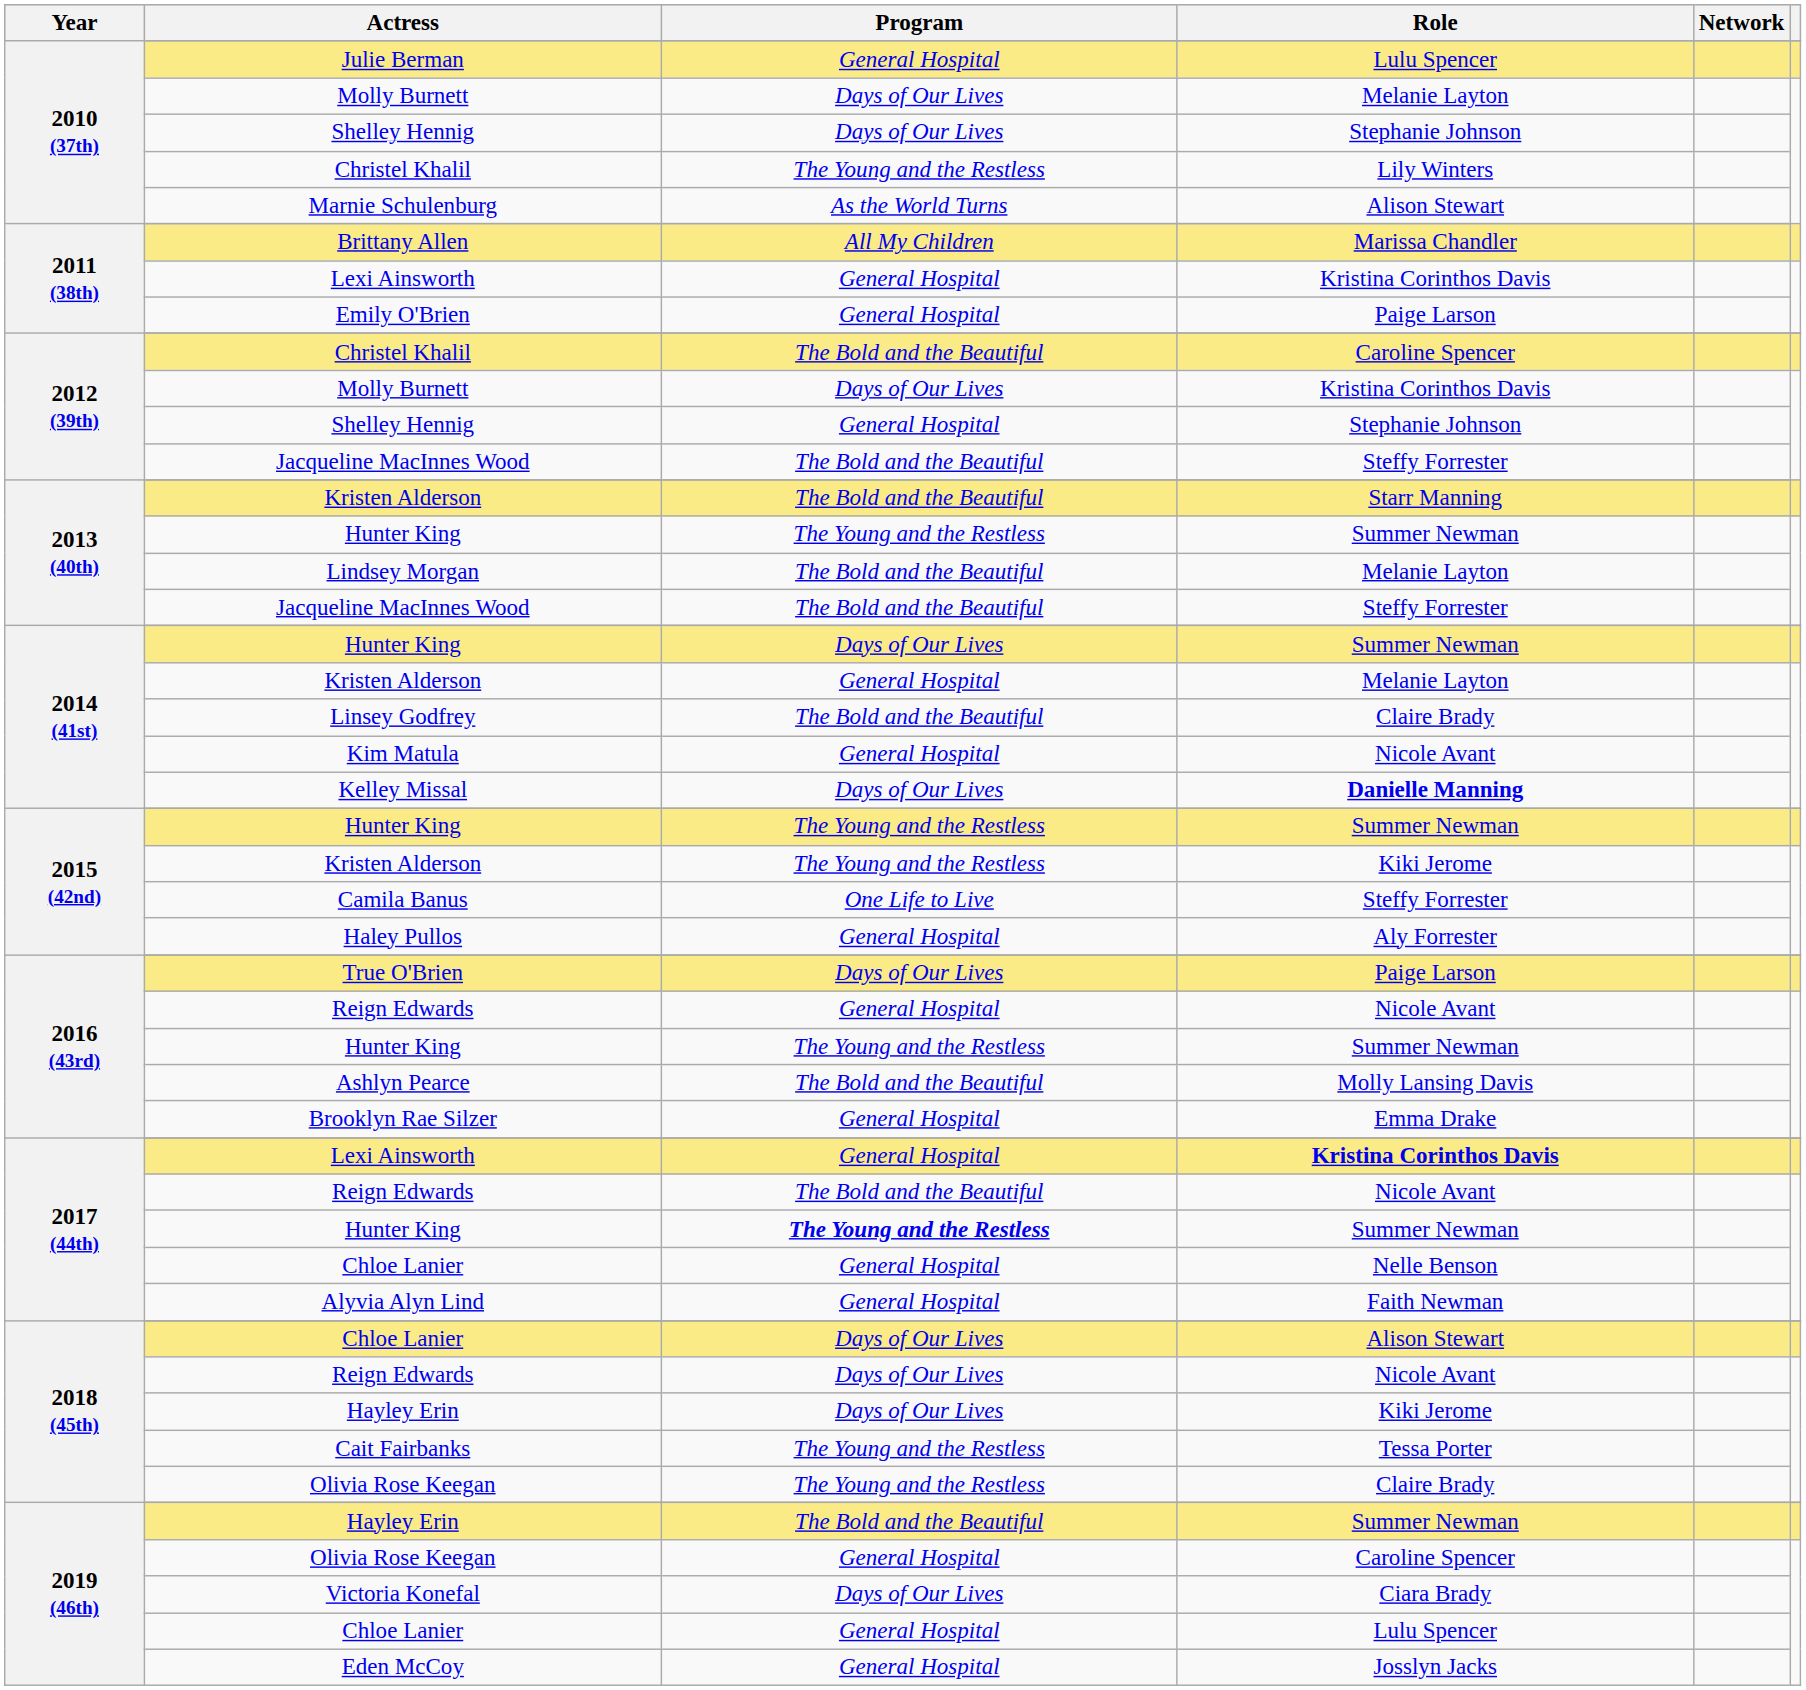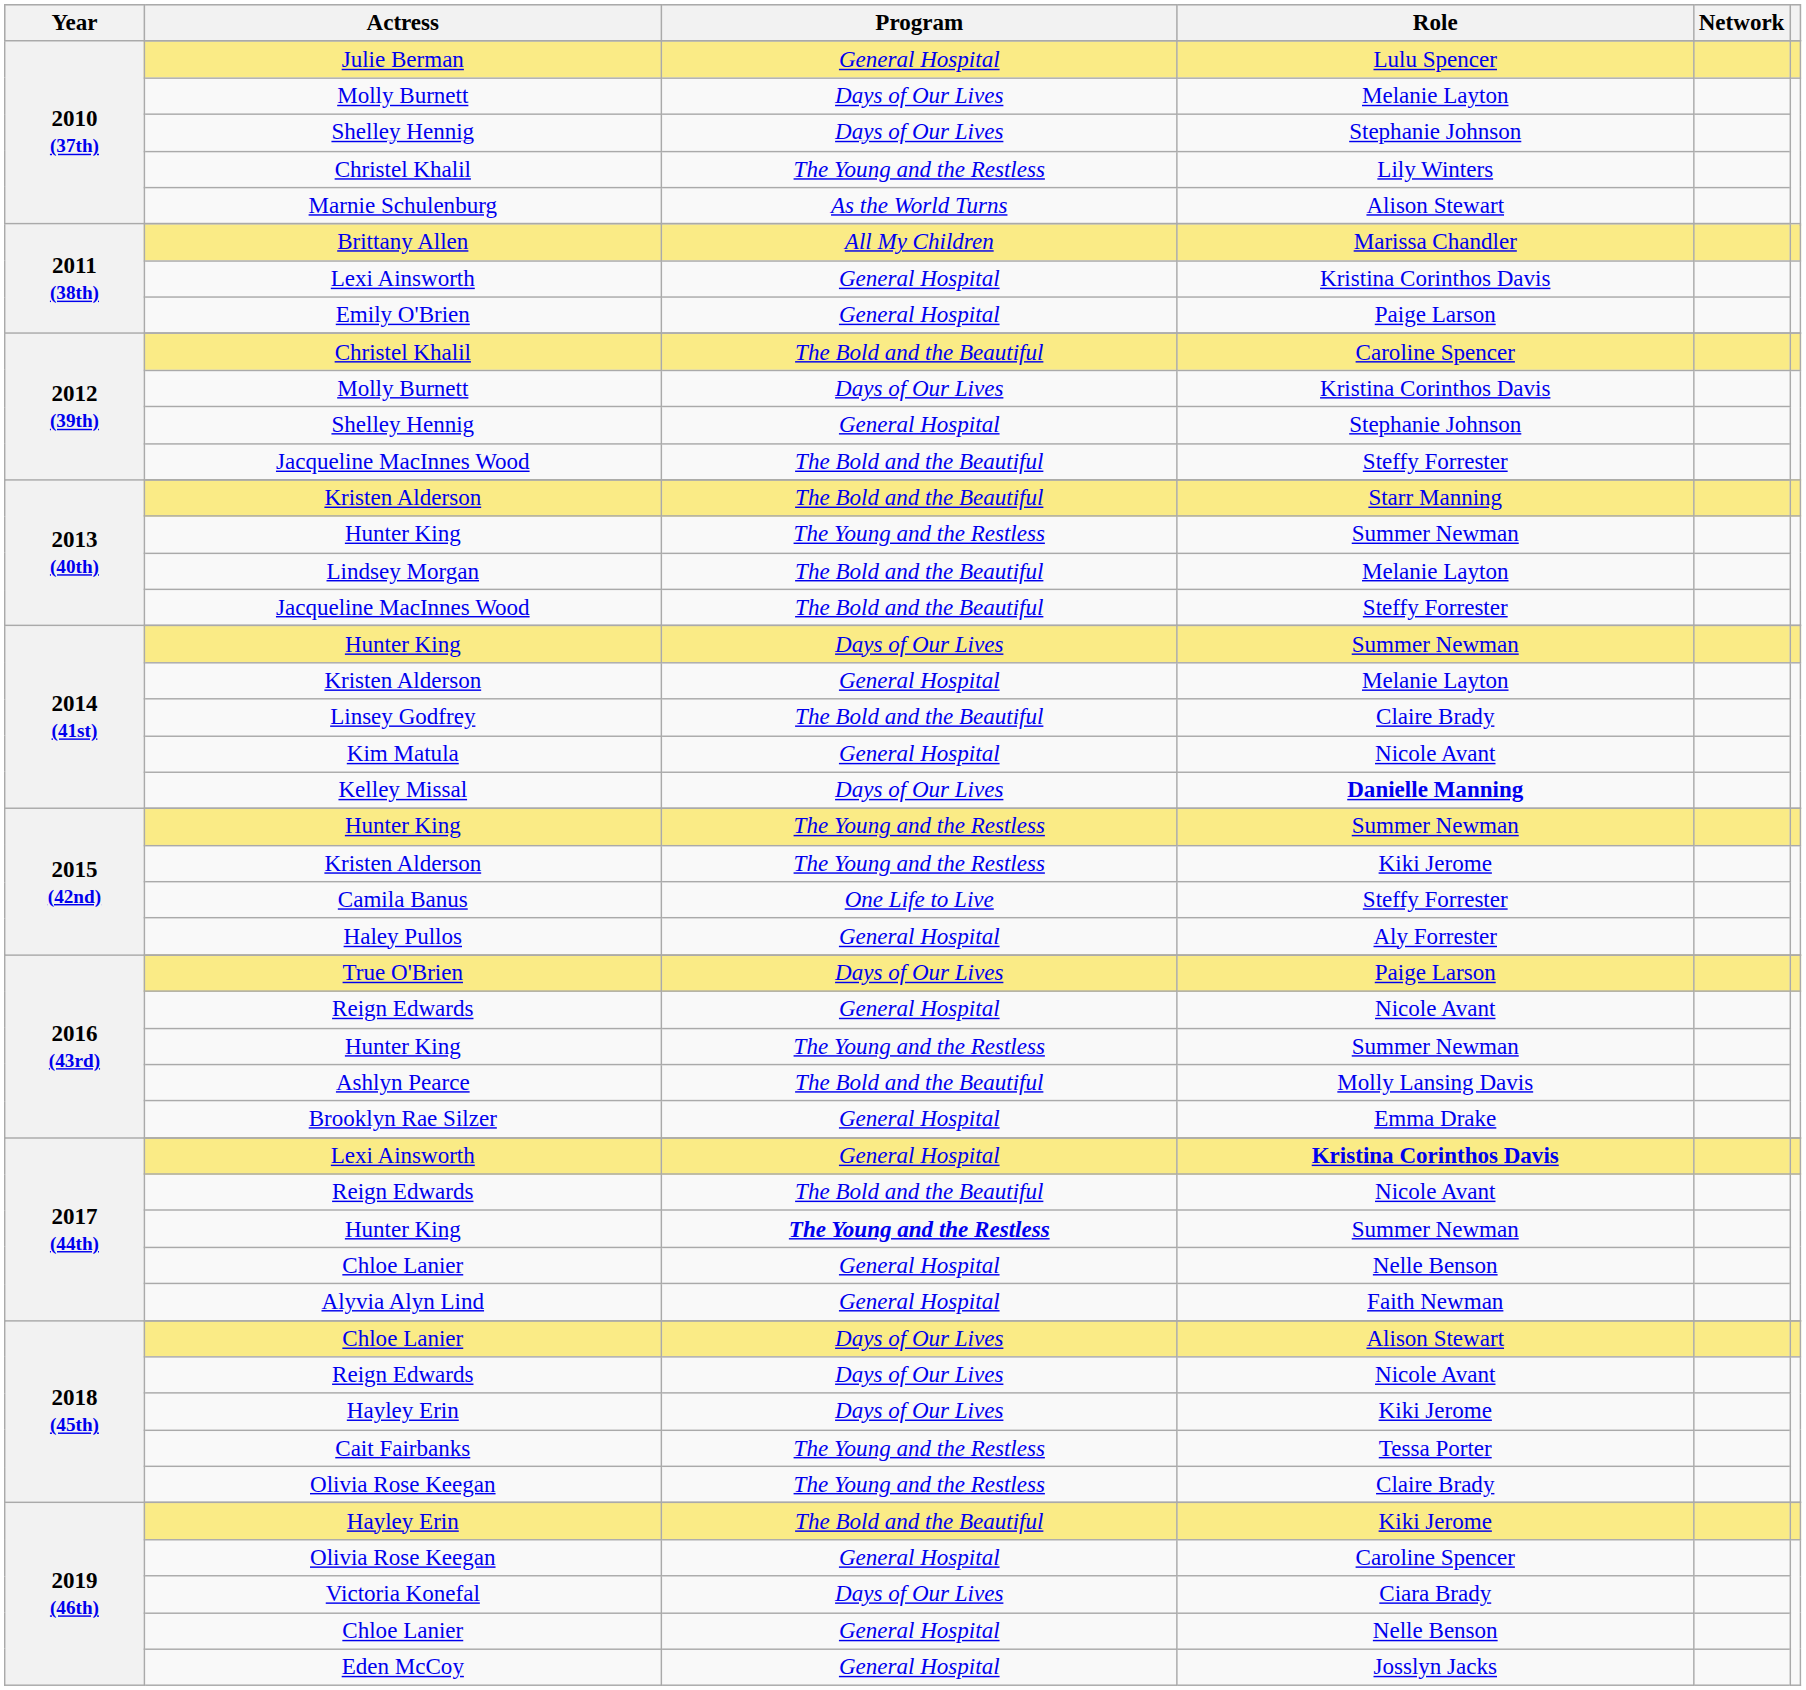(1435, 1520) Summer Newman -> (1435, 1520) Kiki Jerome
(1435, 1630) Lulu Spencer -> (1435, 1630) Nelle Benson
